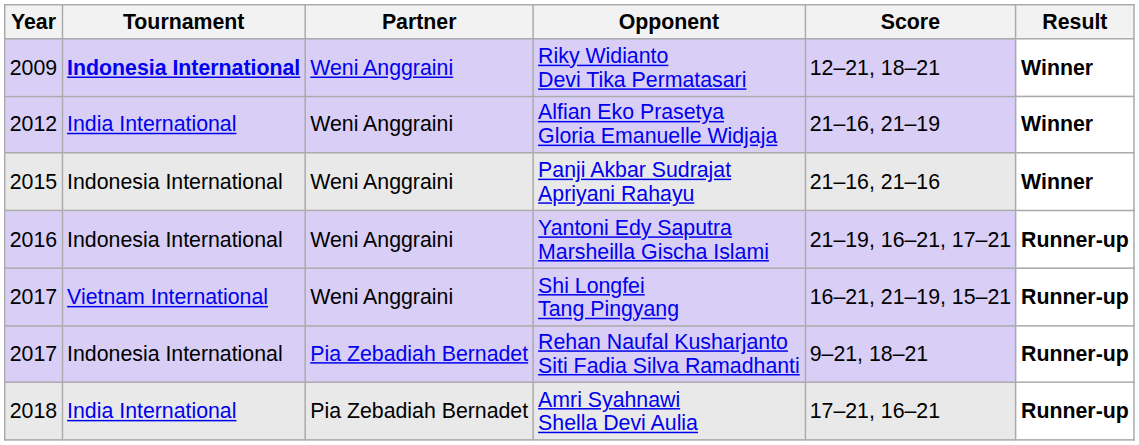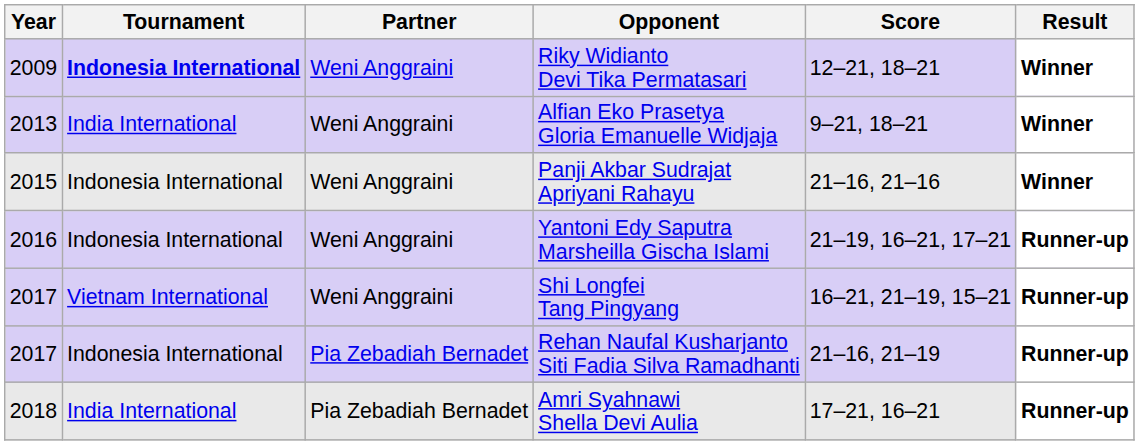(33, 125) 2012 -> (33, 125) 2013
(875, 125) 21–16, 21–19 -> (869, 125) 9–21, 18–21
(869, 354) 9–21, 18–21 -> (875, 354) 21–16, 21–19
